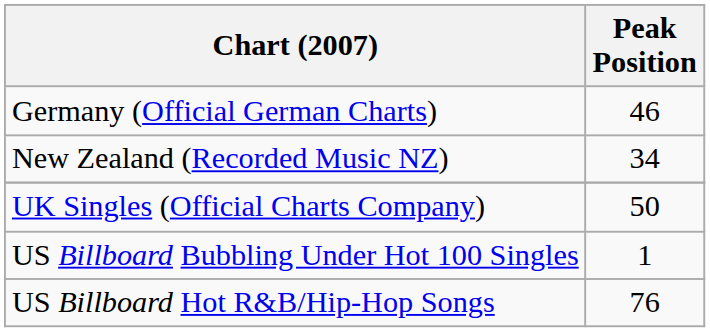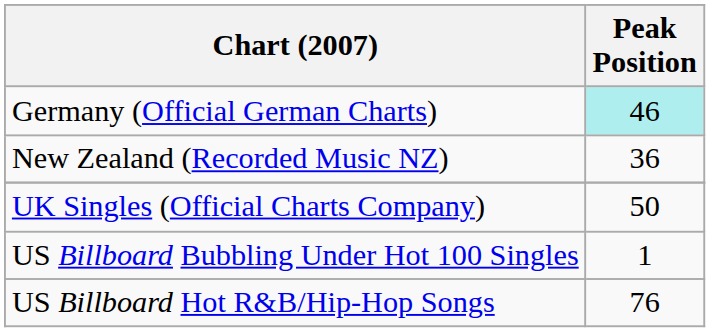(645, 110) no background -> (645, 110) paleturquoise background
(645, 158) 34 -> (645, 158) 36
